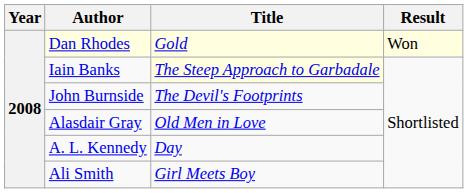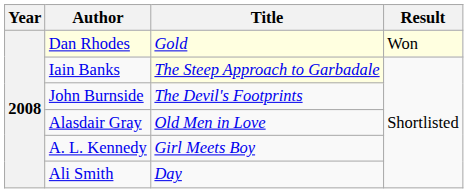(168, 148) Day -> (205, 148) Girl Meets Boy
(205, 174) Girl Meets Boy -> (168, 174) Day
